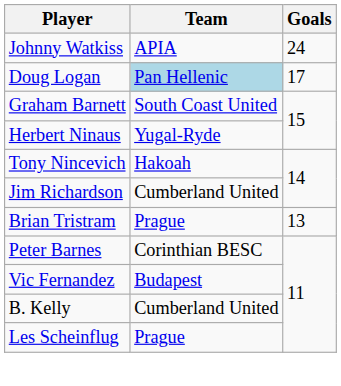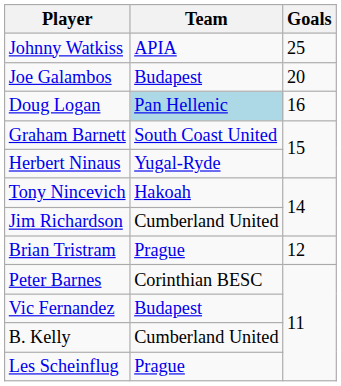(296, 47) 24 -> (296, 47) 25
+ row: (60, 76)
(296, 76) 17 -> (296, 105) 16
(296, 221) 13 -> (296, 250) 12
